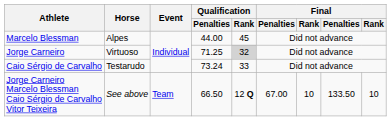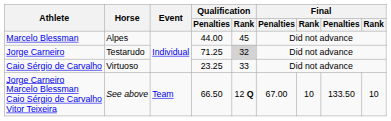(122, 52) Virtuoso -> (125, 52) Testarudo
(125, 66) Testarudo -> (122, 66) Virtuoso
(212, 66) 73.24 -> (212, 66) 23.25
